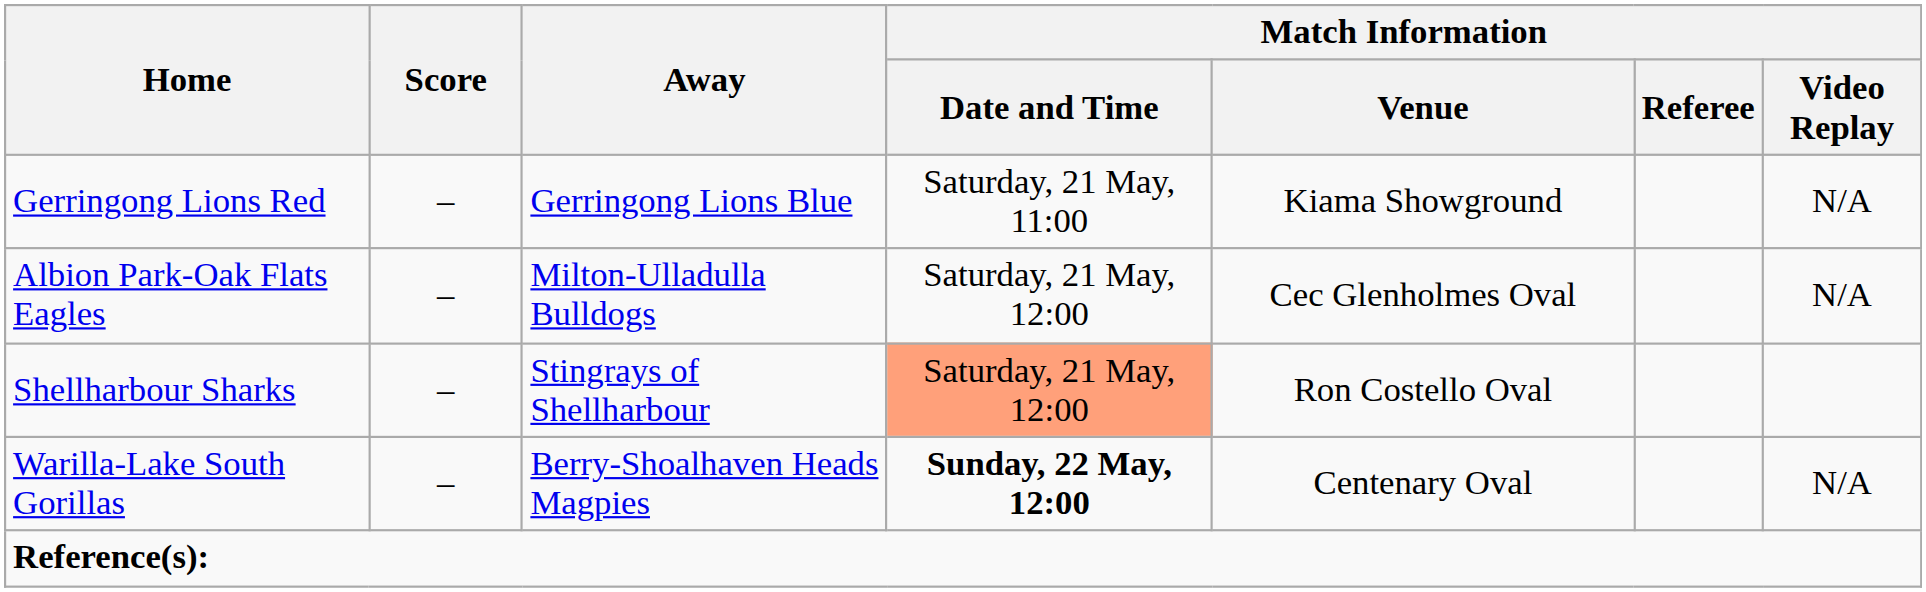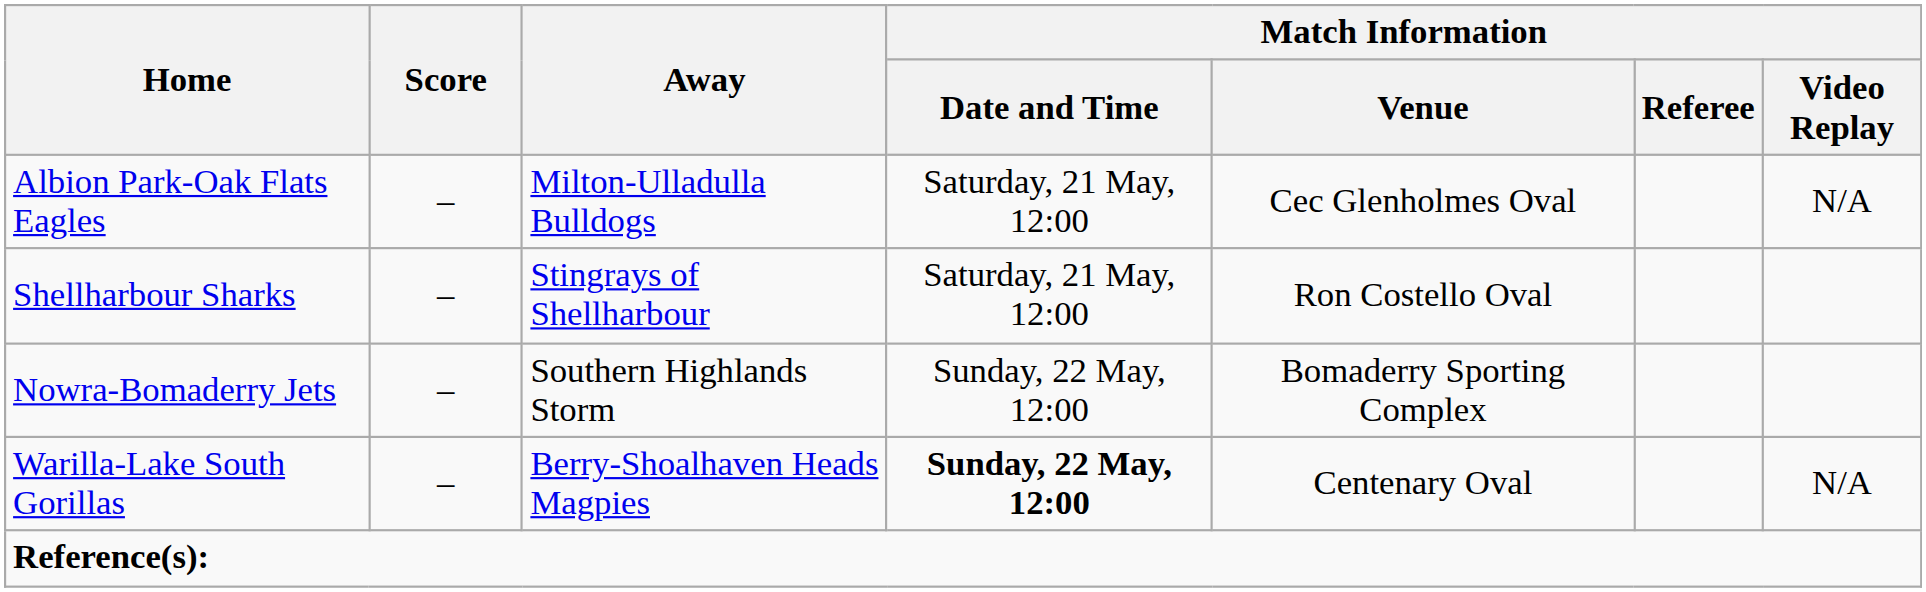- row: (169, 200)
(1049, 388) lightsalmon background -> (1049, 294) no background
+ row: (175, 388)
